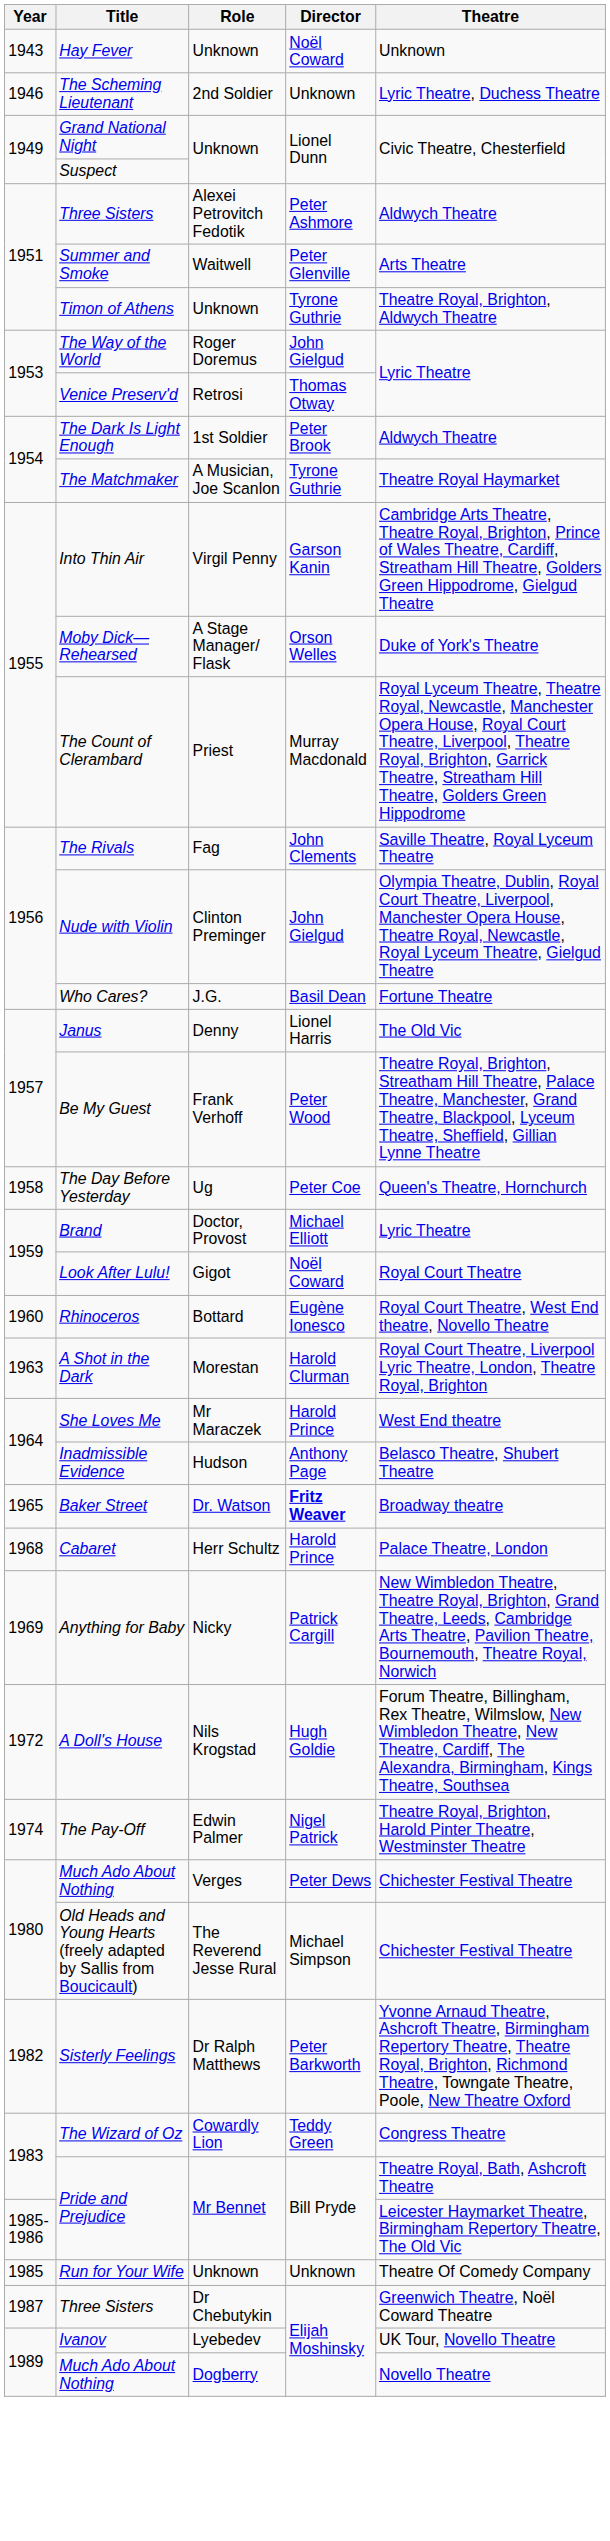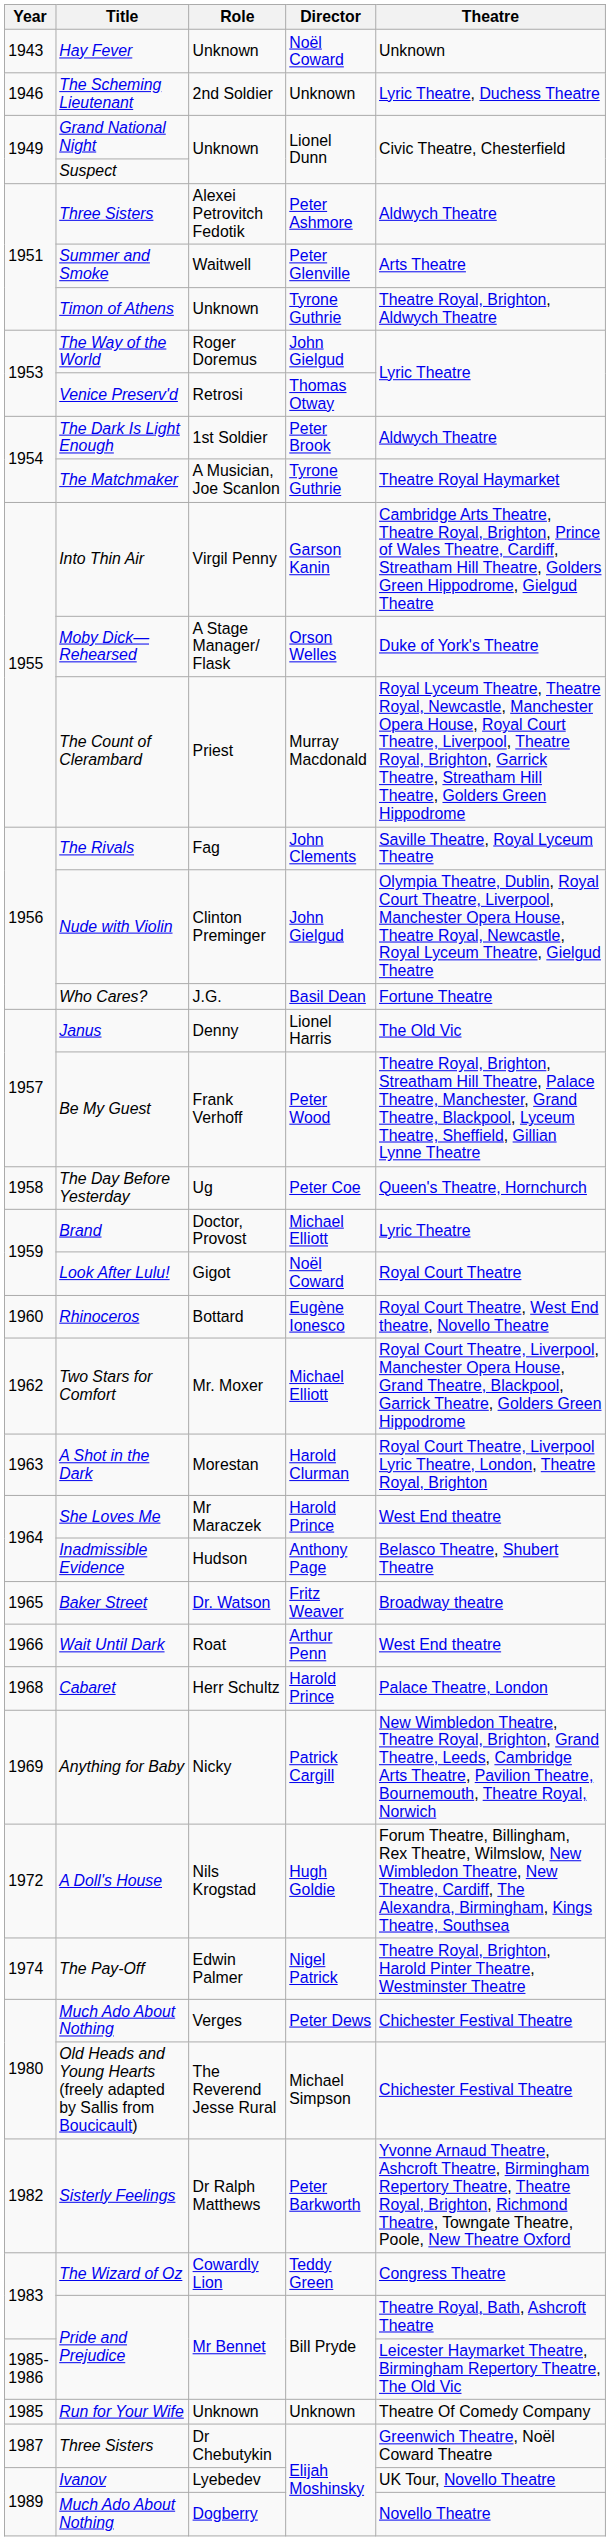+ row: (26, 1386)
(317, 1506) bold -> (316, 1602) normal
+ row: (26, 1645)
